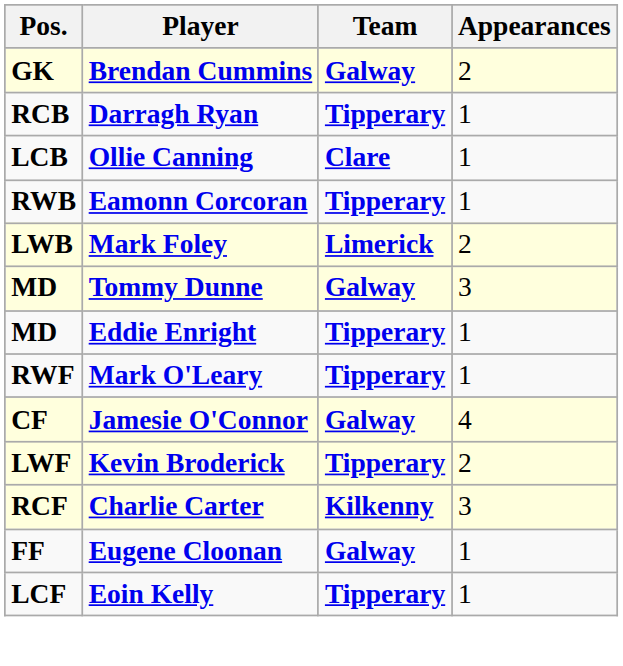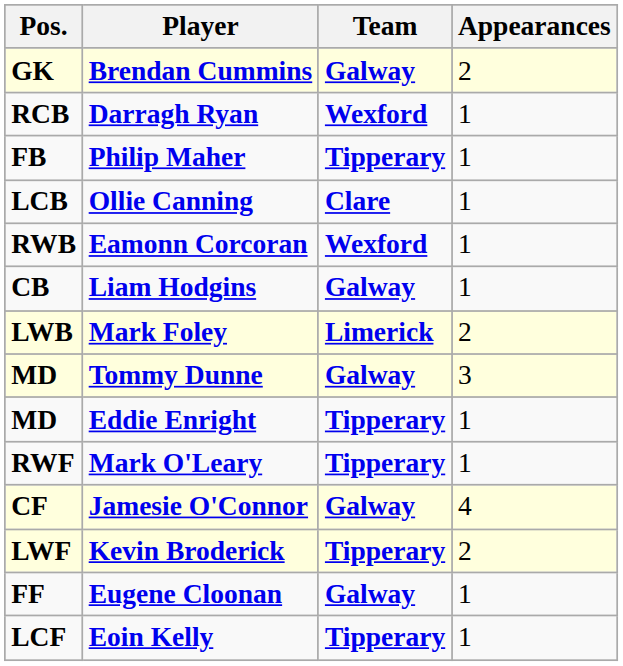(385, 113) Tipperary -> (376, 113) Wexford
+ row: (167, 157)
(385, 200) Tipperary -> (376, 244) Wexford
+ row: (172, 288)
- row: (176, 506)
